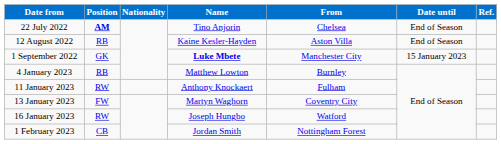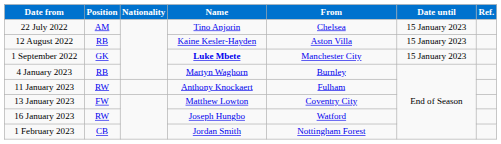(102, 27) bold -> (102, 27) normal
(436, 27) End of Season -> (436, 27) 15 January 2023
(436, 42) End of Season -> (436, 42) 15 January 2023
(217, 72) Matthew Lowton -> (217, 72) Martyn Waghorn
(217, 102) Martyn Waghorn -> (217, 102) Matthew Lowton
